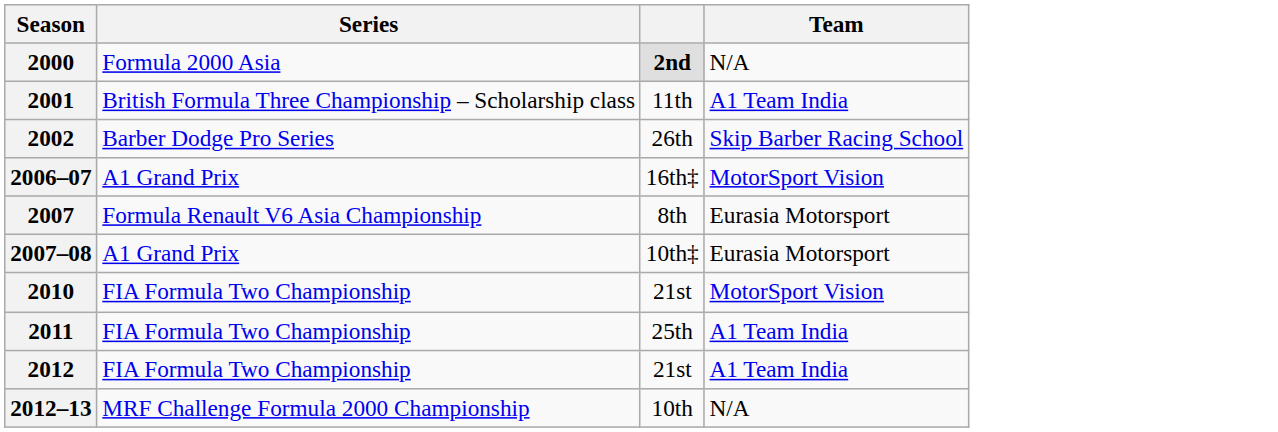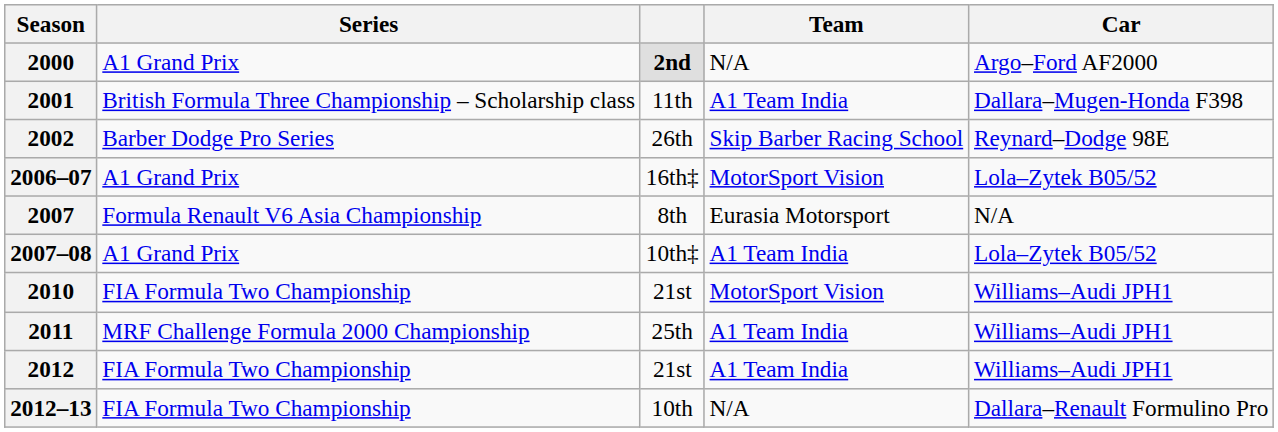+ column: (1121, 23)
(191, 62) Formula 2000 Asia -> (171, 62) A1 Grand Prix
(800, 253) Eurasia Motorsport -> (779, 253) A1 Team India
(257, 330) FIA Formula Two Championship -> (316, 330) MRF Challenge Formula 2000 Championship
(316, 407) MRF Challenge Formula 2000 Championship -> (257, 407) FIA Formula Two Championship
